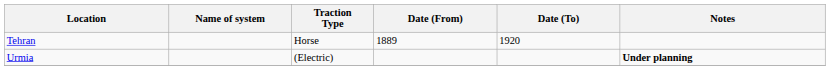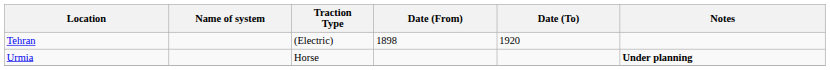(306, 40) Horse -> (314, 40) (Electric)
(387, 40) 1889 -> (387, 40) 1898
(314, 57) (Electric) -> (306, 57) Horse
